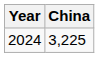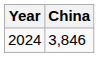(67, 40) 3,225 -> (67, 40) 3,846
